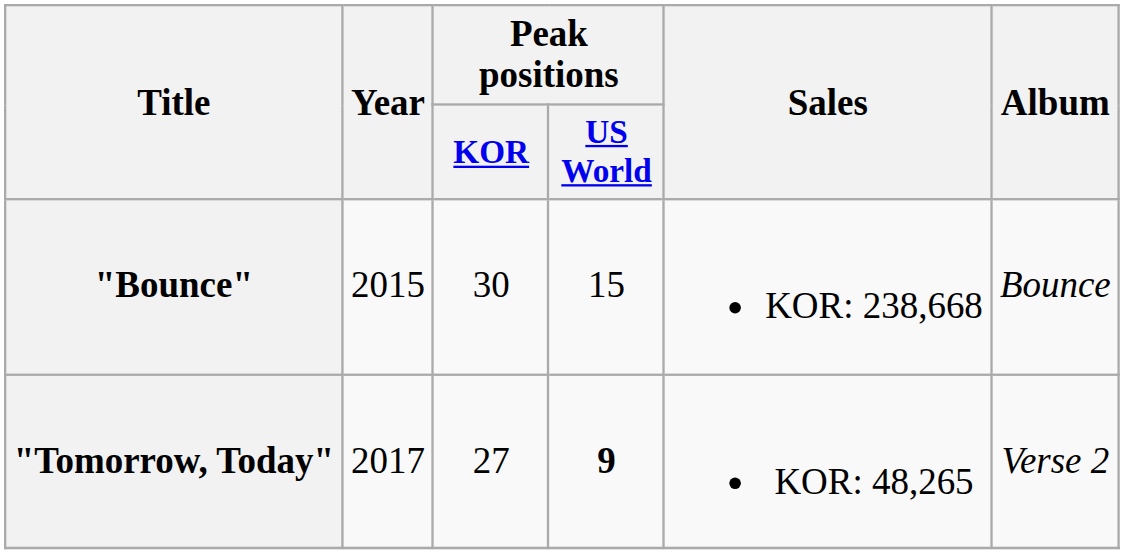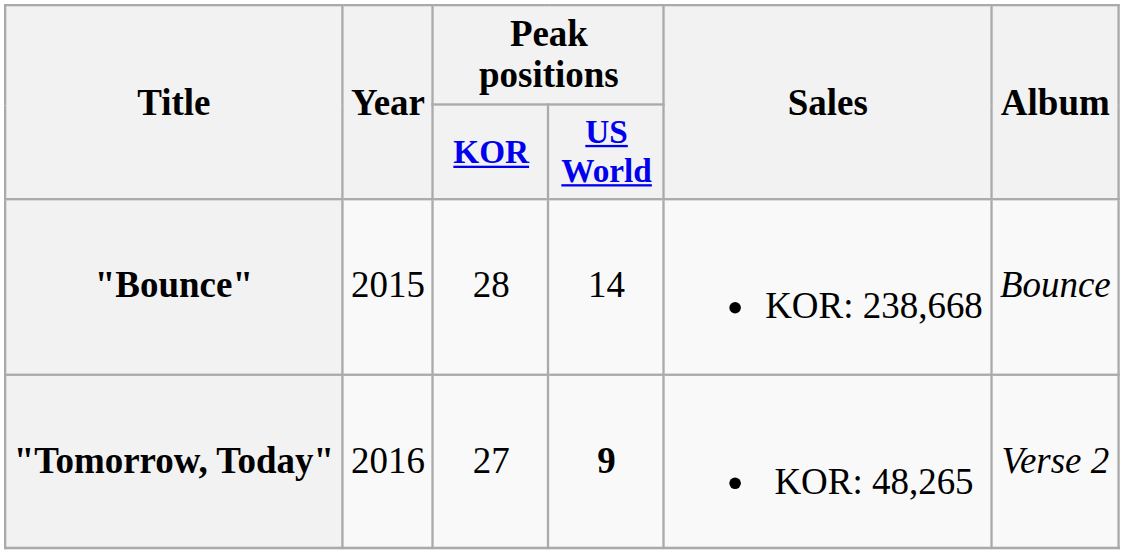(491, 285) 30 -> (491, 285) 28
(607, 285) 15 -> (607, 285) 14
(388, 460) 2017 -> (388, 460) 2016
